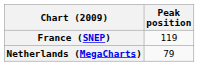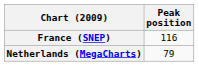(169, 38) 119 -> (169, 38) 116
